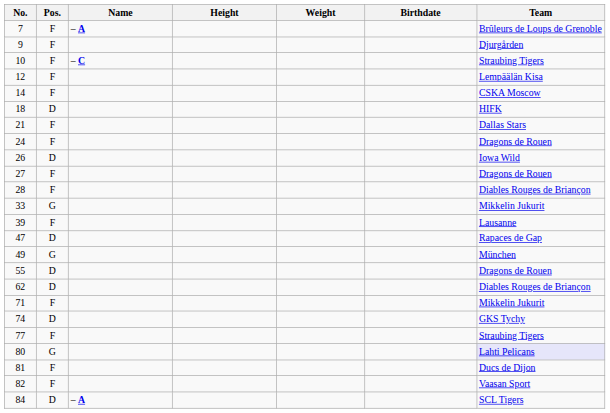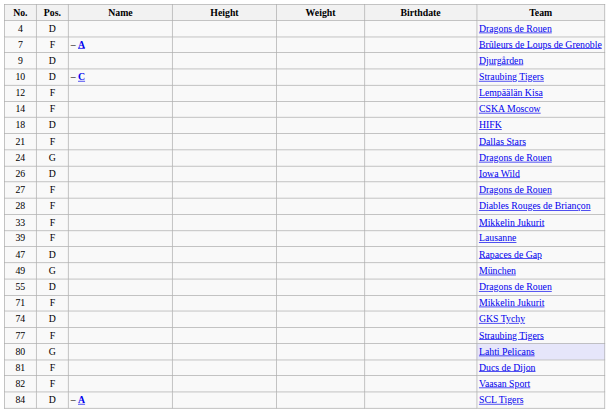+ row: (20, 29)
(52, 45) F -> (52, 61) D
(52, 61) F -> (52, 77) D
(52, 142) F -> (52, 158) G
(52, 206) G -> (52, 222) F
- row: (20, 287)
